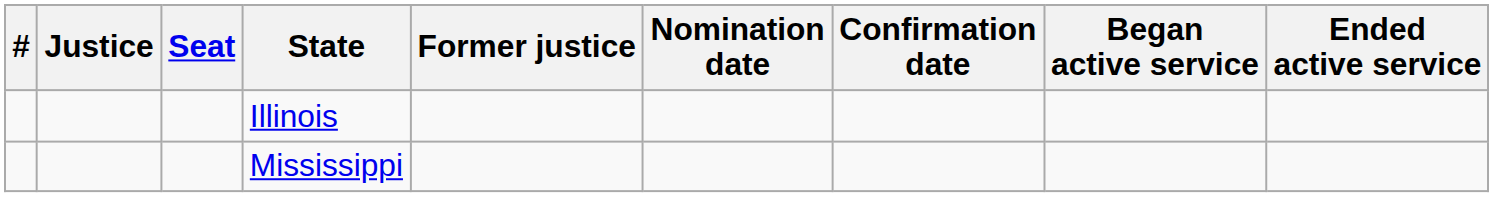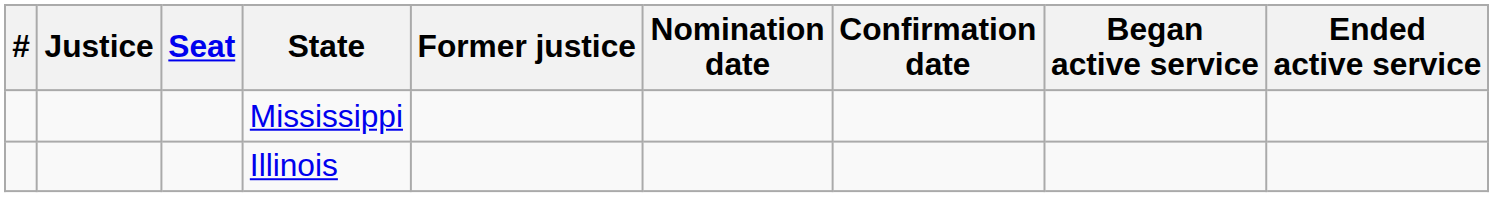rows swapped: (326, 165) <-> (294, 115)
